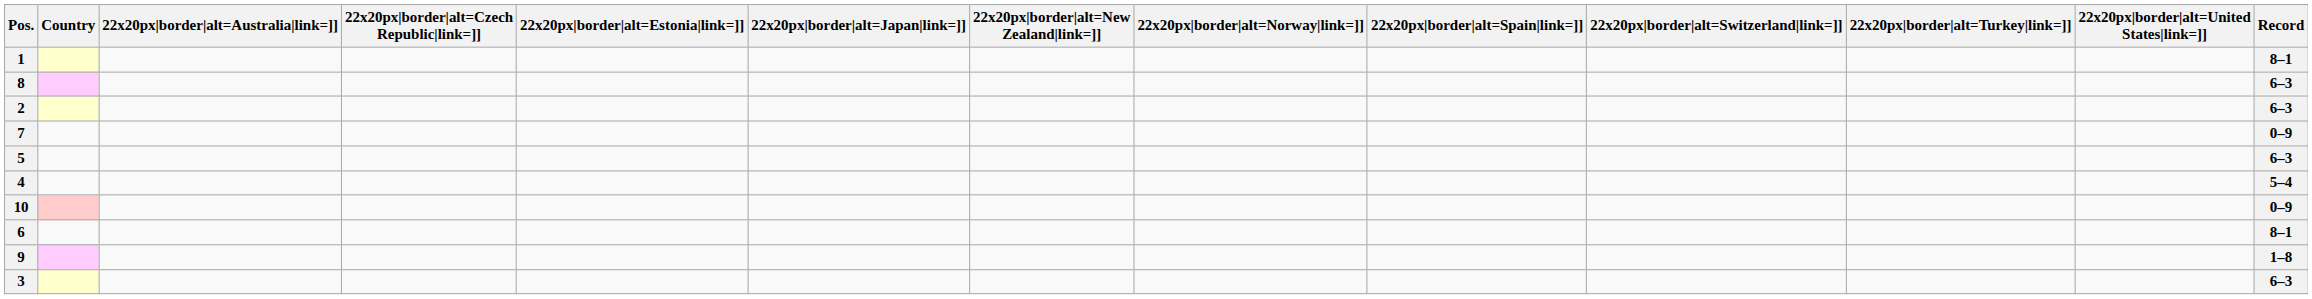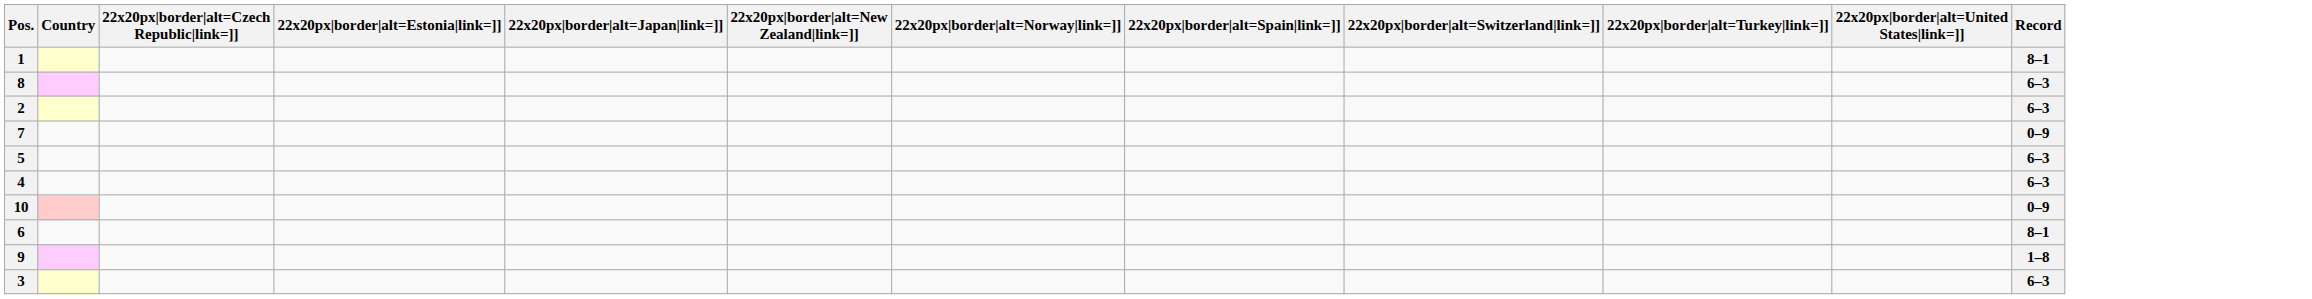- column: (220, 26)
(2281, 183) 5–4 -> (2038, 183) 6–3
